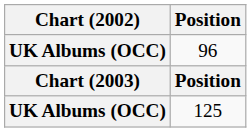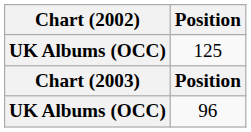rows swapped: (208, 50) <-> (208, 111)
